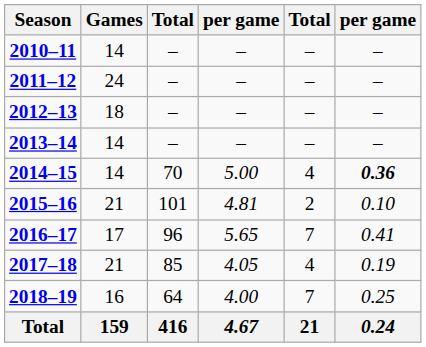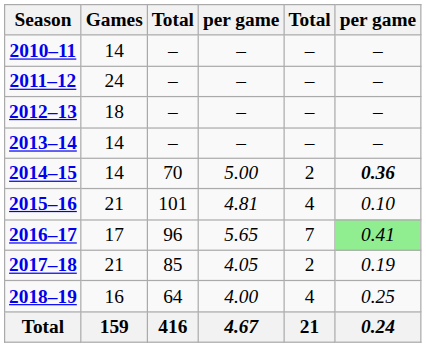(310, 173) 4 -> (310, 173) 2
(310, 204) 2 -> (310, 204) 4
(378, 234) no background -> (378, 234) lightgreen background
(310, 265) 4 -> (310, 265) 2
(310, 296) 7 -> (310, 296) 4
